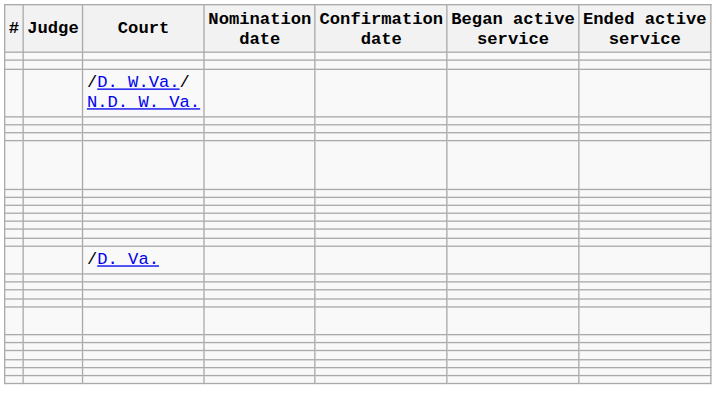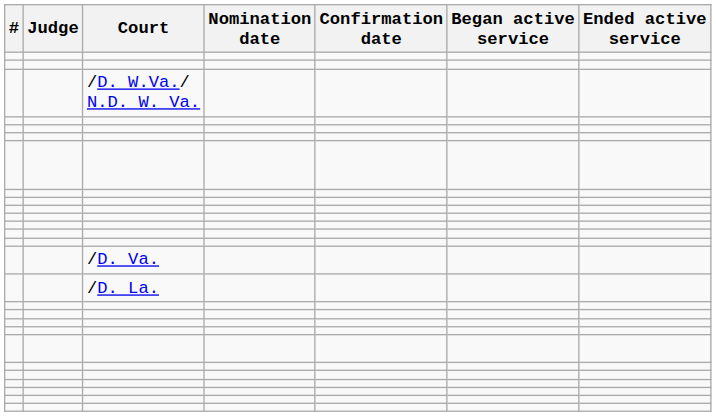+ row: (14, 288)
